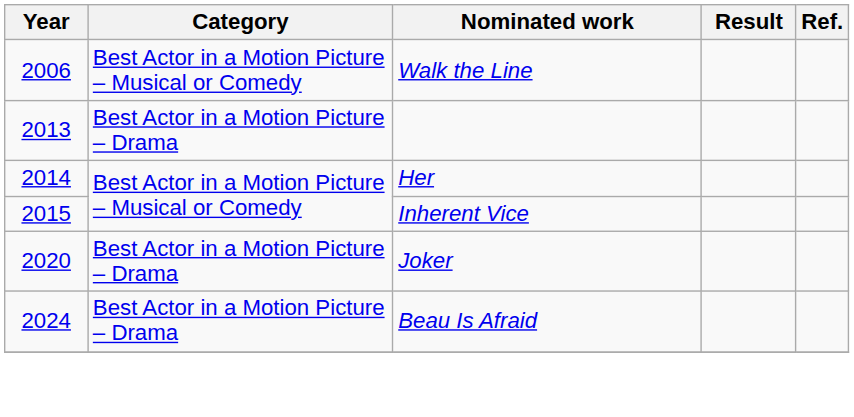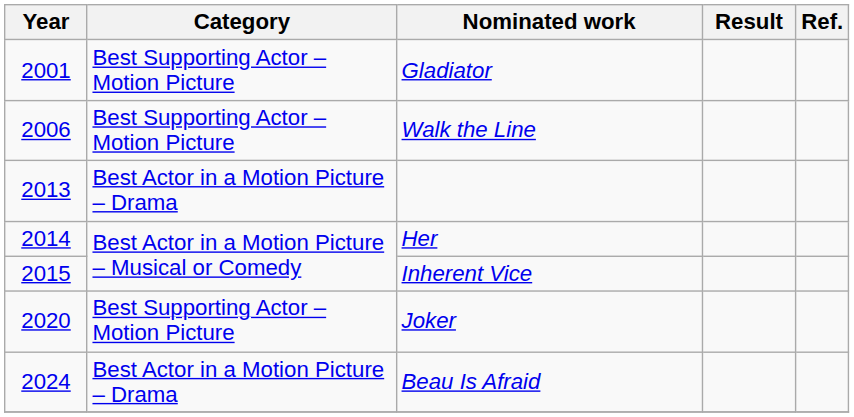+ row: (46, 69)
(239, 69) Best Actor in a Motion Picture – Musical or Comedy -> (209, 130) Best Supporting Actor – Motion Picture
(239, 261) Best Actor in a Motion Picture – Drama -> (209, 321) Best Supporting Actor – Motion Picture
